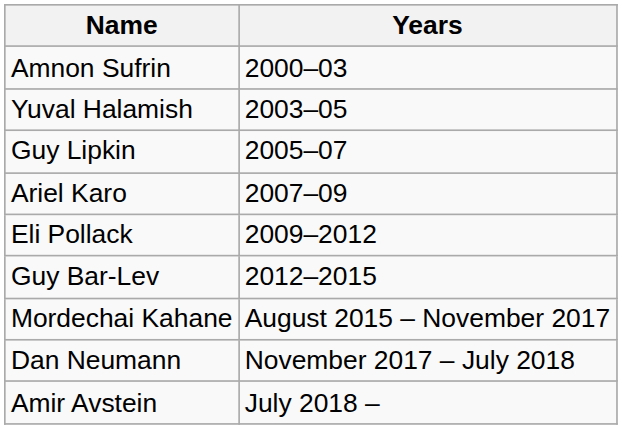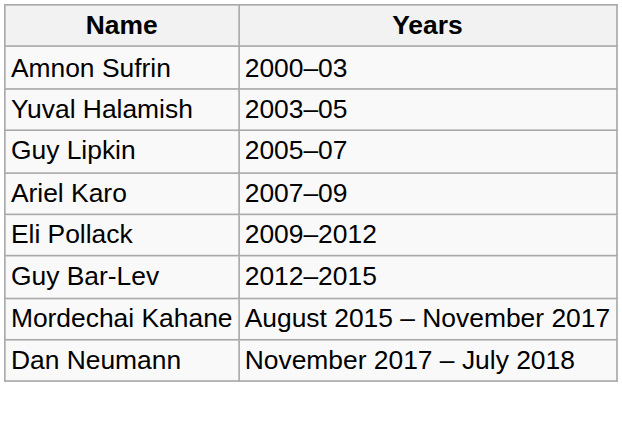- row: (84, 402)
